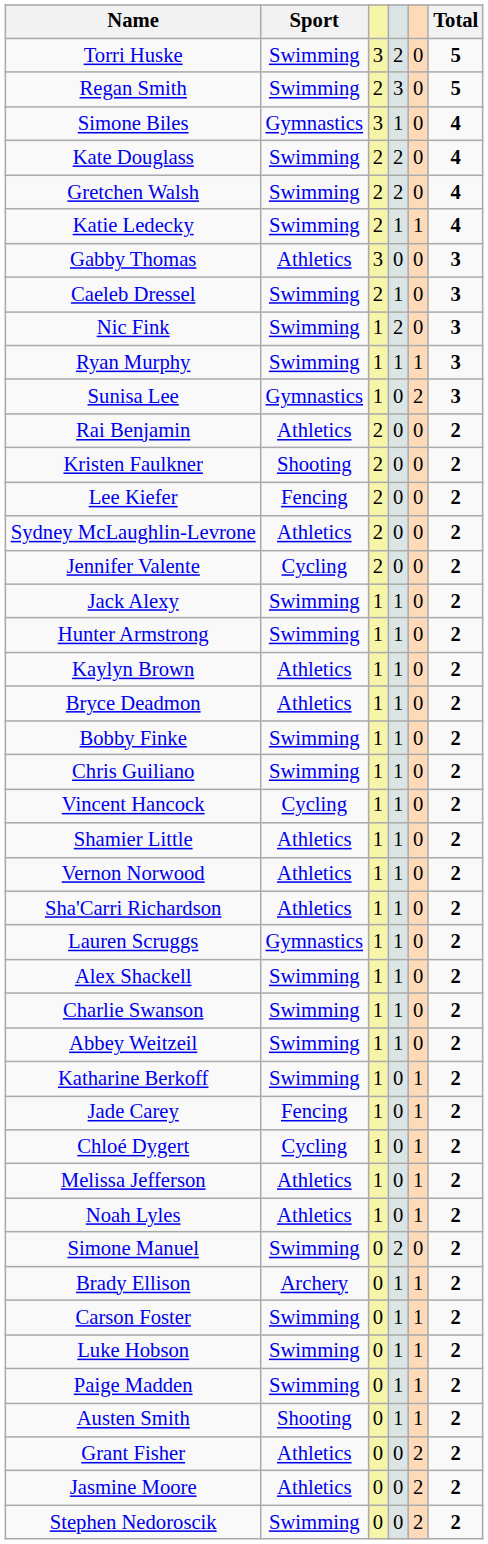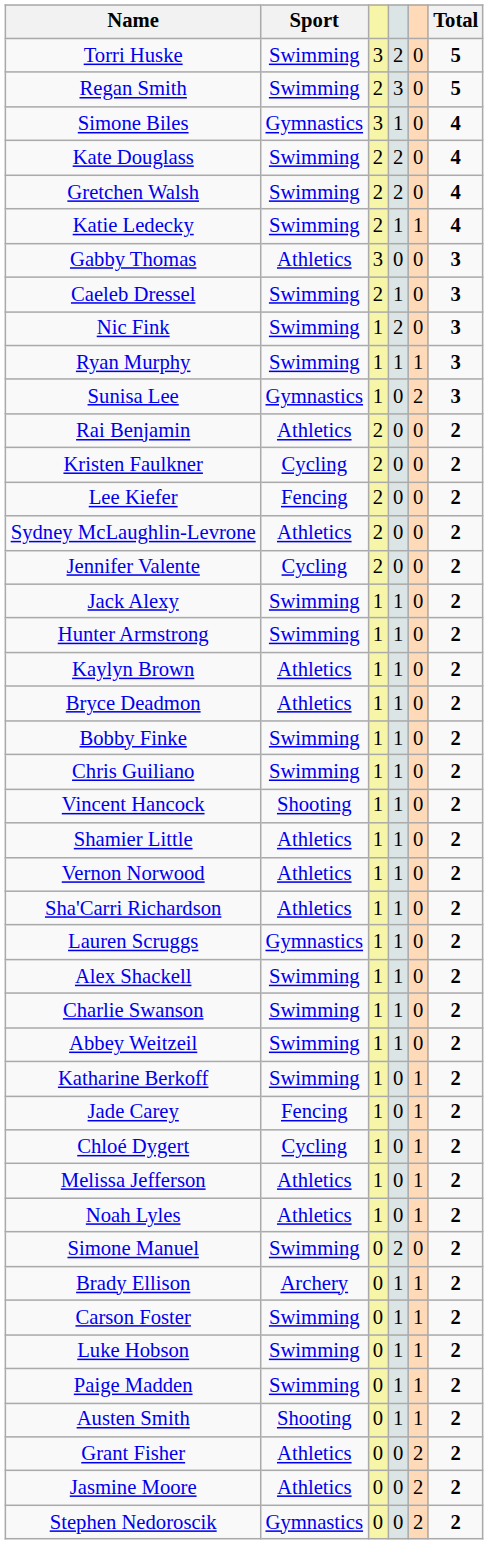(314, 464) Shooting -> (314, 464) Cycling
(314, 805) Cycling -> (314, 805) Shooting
(314, 1521) Swimming -> (314, 1521) Gymnastics
